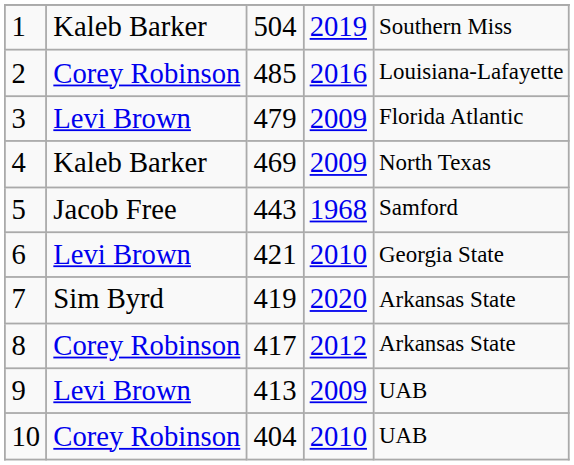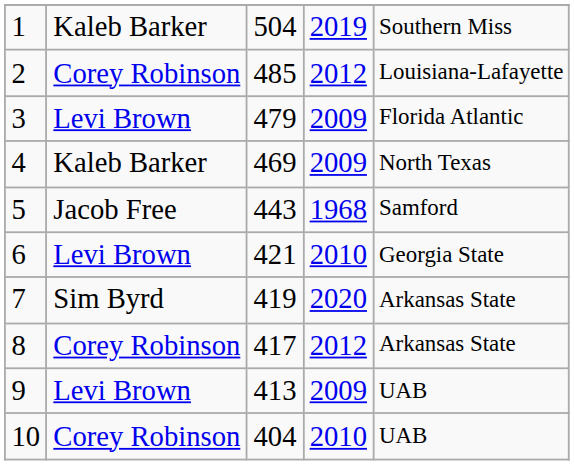(338, 72) 2016 -> (338, 72) 2012
